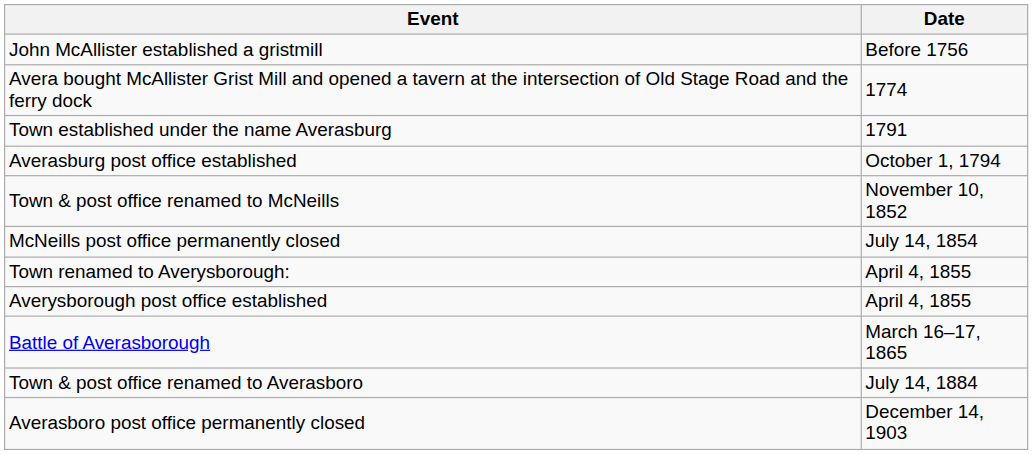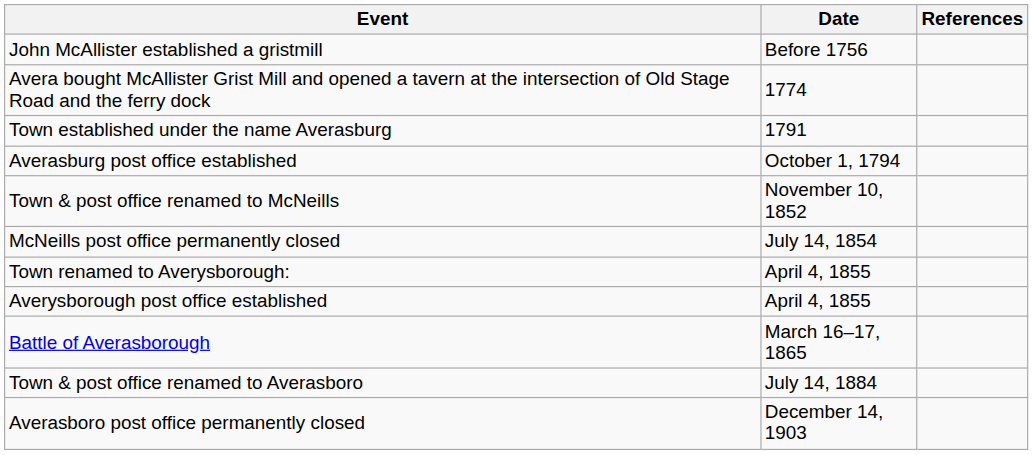+ column: (972, 19)
